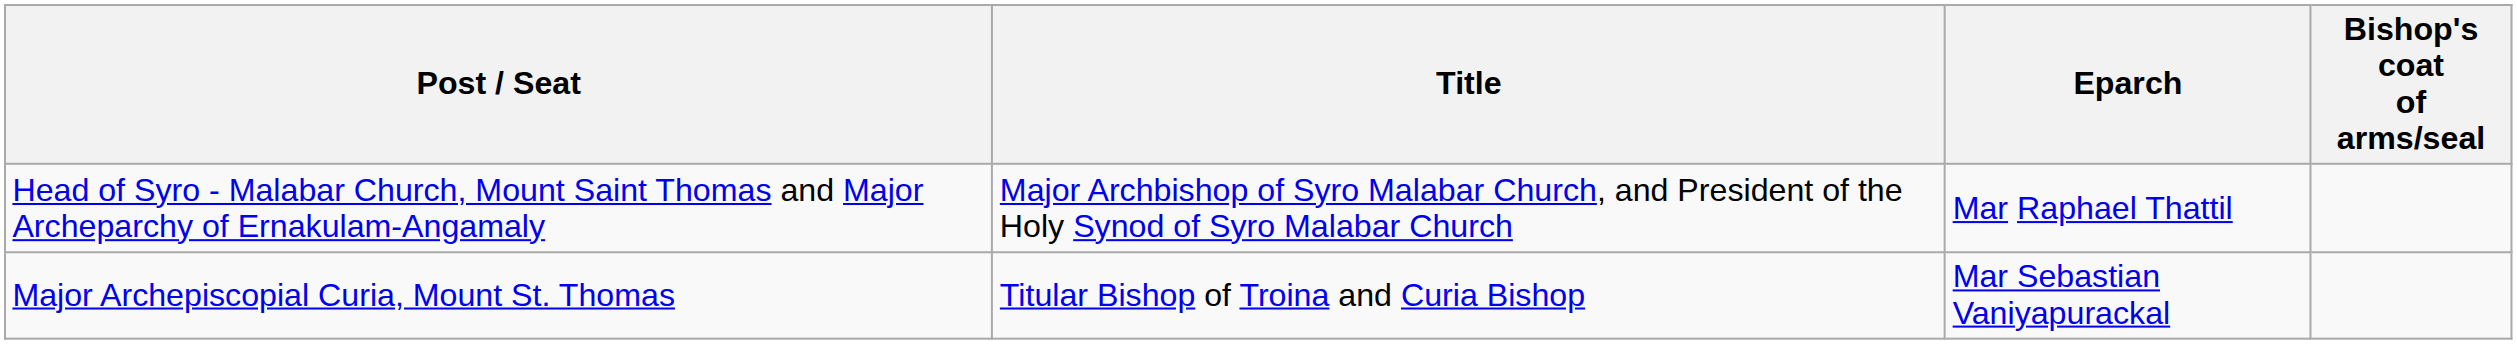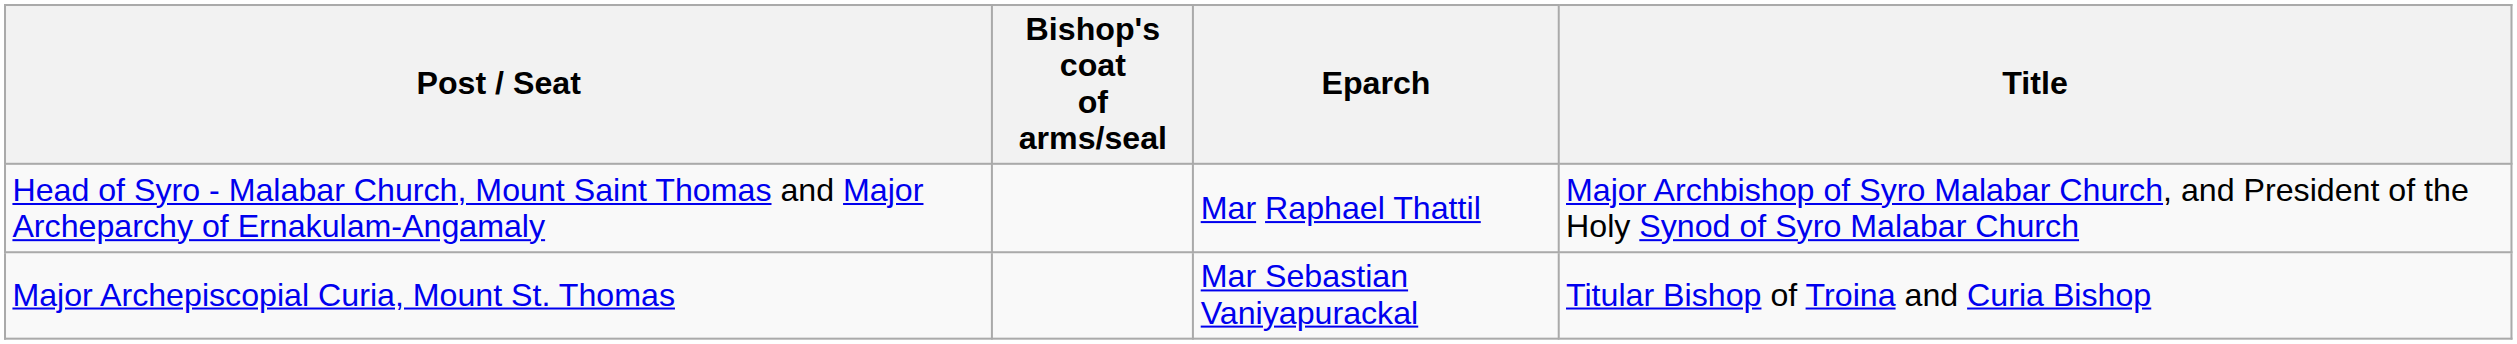columns swapped: (2411, 84) <-> (1469, 84)
